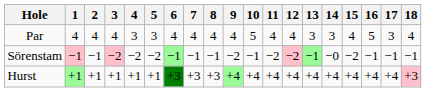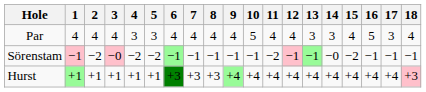(95, 55) −1 -> (95, 55) −2
(115, 55) −2 -> (115, 55) −0
(233, 55) −2 -> (233, 55) −1
(292, 55) −2 -> (292, 55) −1
